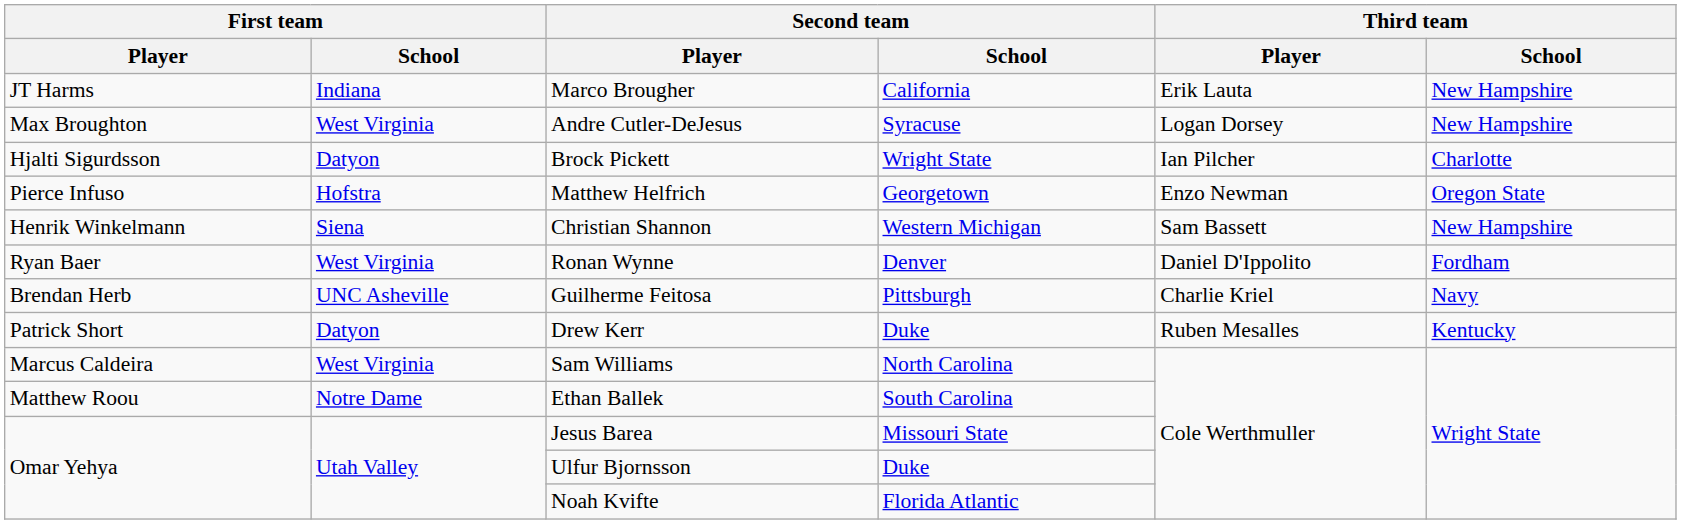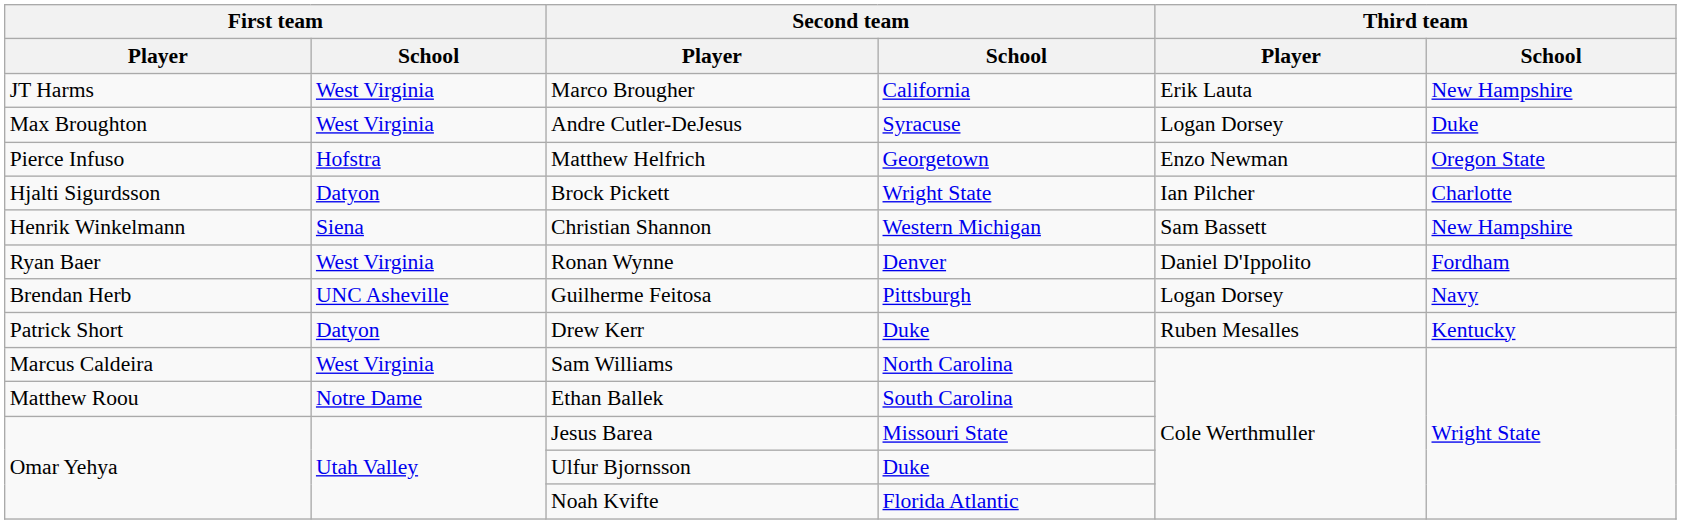(348, 90) Indiana -> (375, 90) West Virginia
(1502, 124) New Hampshire -> (1455, 124) Duke
rows swapped: (628, 192) <-> (610, 158)
(1217, 295) Charlie Kriel -> (1222, 295) Logan Dorsey
